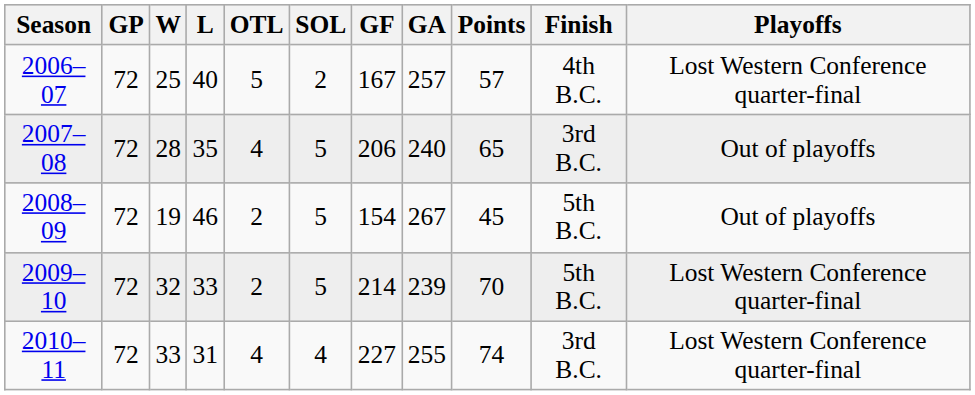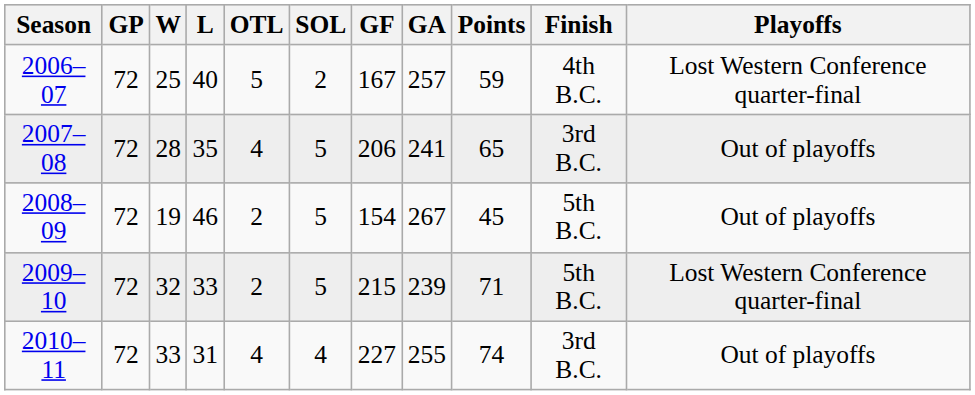(492, 79) 57 -> (492, 79) 59
(427, 148) 240 -> (427, 148) 241
(377, 286) 214 -> (377, 286) 215
(492, 286) 70 -> (492, 286) 71
(798, 355) Lost Western Conference quarter-final -> (798, 355) Out of playoffs
